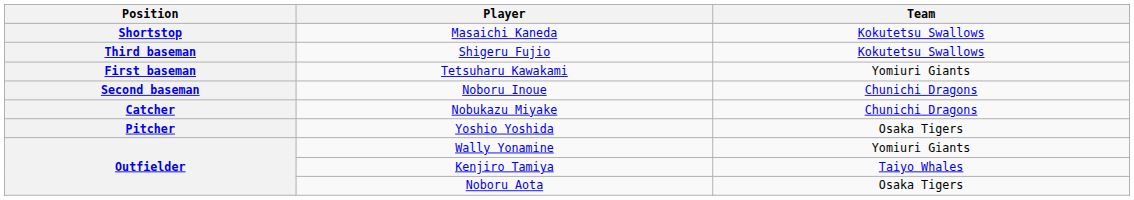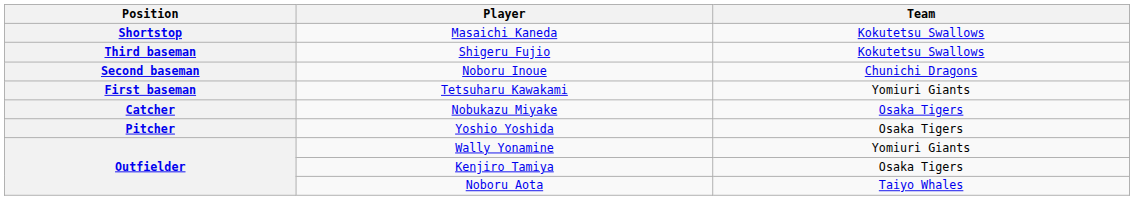rows swapped: (504, 71) <-> (504, 90)
(921, 109) Chunichi Dragons -> (921, 109) Osaka Tigers
(921, 167) Taiyo Whales -> (921, 167) Osaka Tigers
(921, 186) Osaka Tigers -> (921, 186) Taiyo Whales
